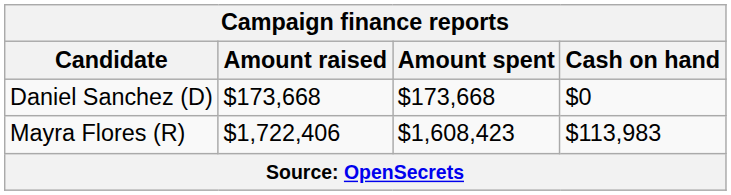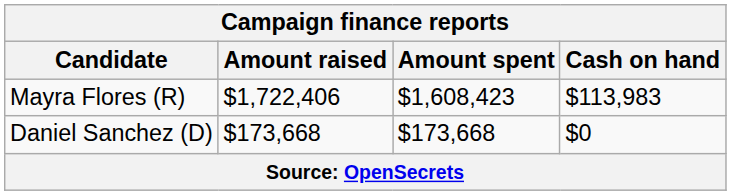rows swapped: (98, 134) <-> (111, 97)
